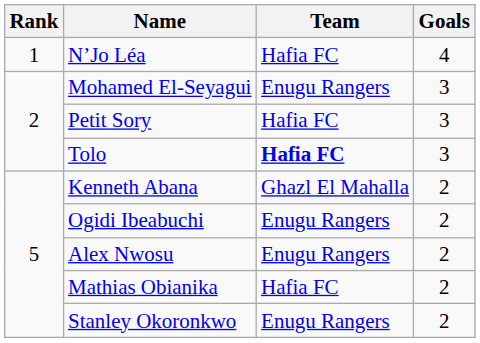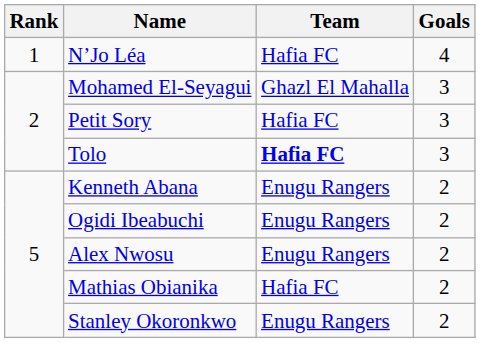(325, 87) Enugu Rangers -> (335, 87) Ghazl El Mahalla
(335, 187) Ghazl El Mahalla -> (325, 187) Enugu Rangers
